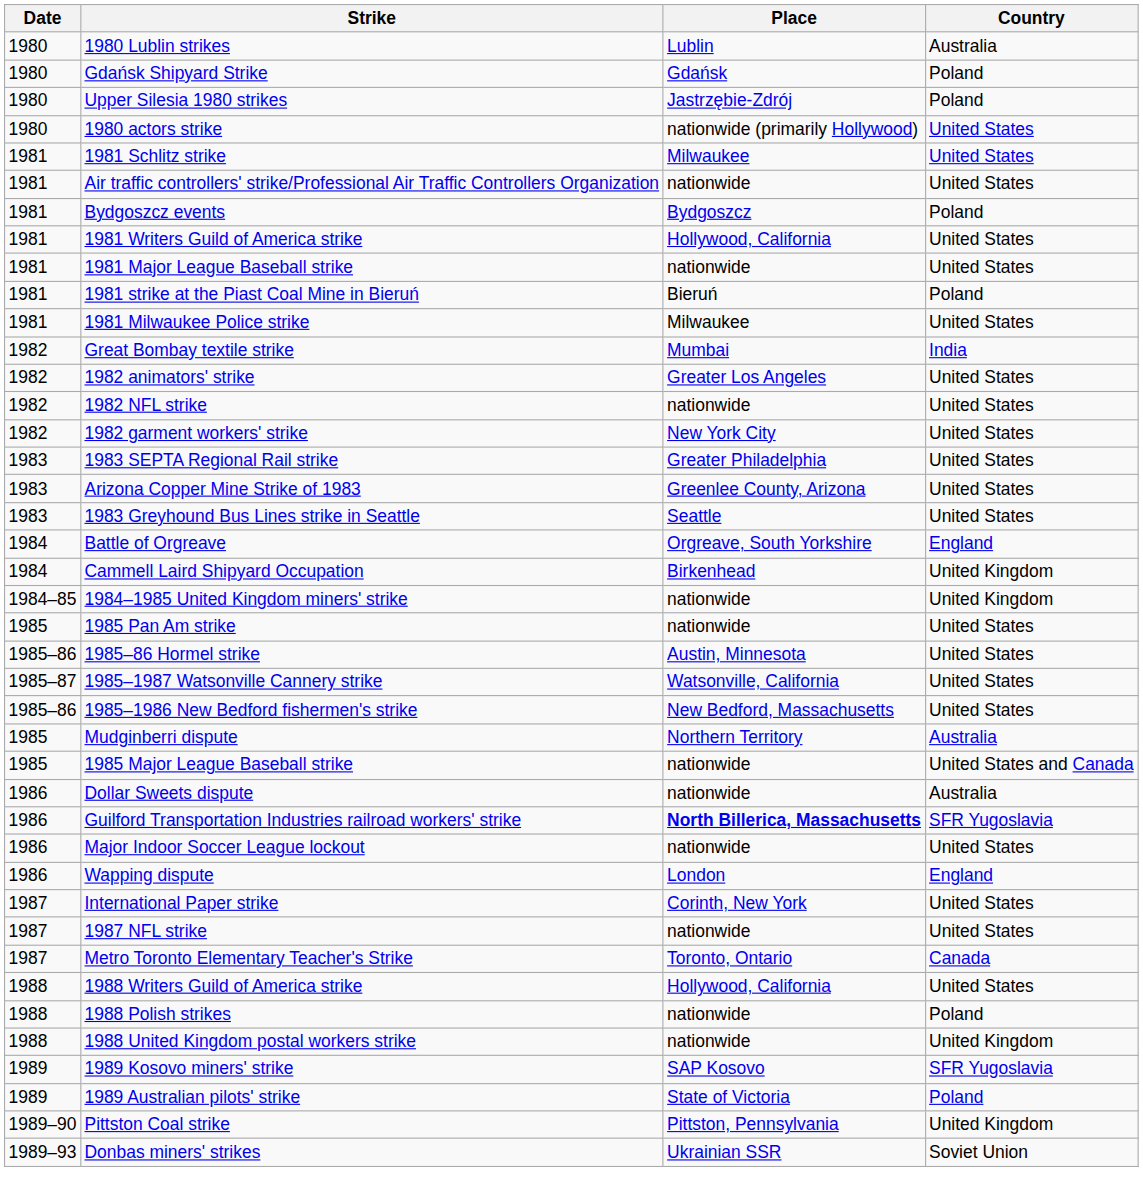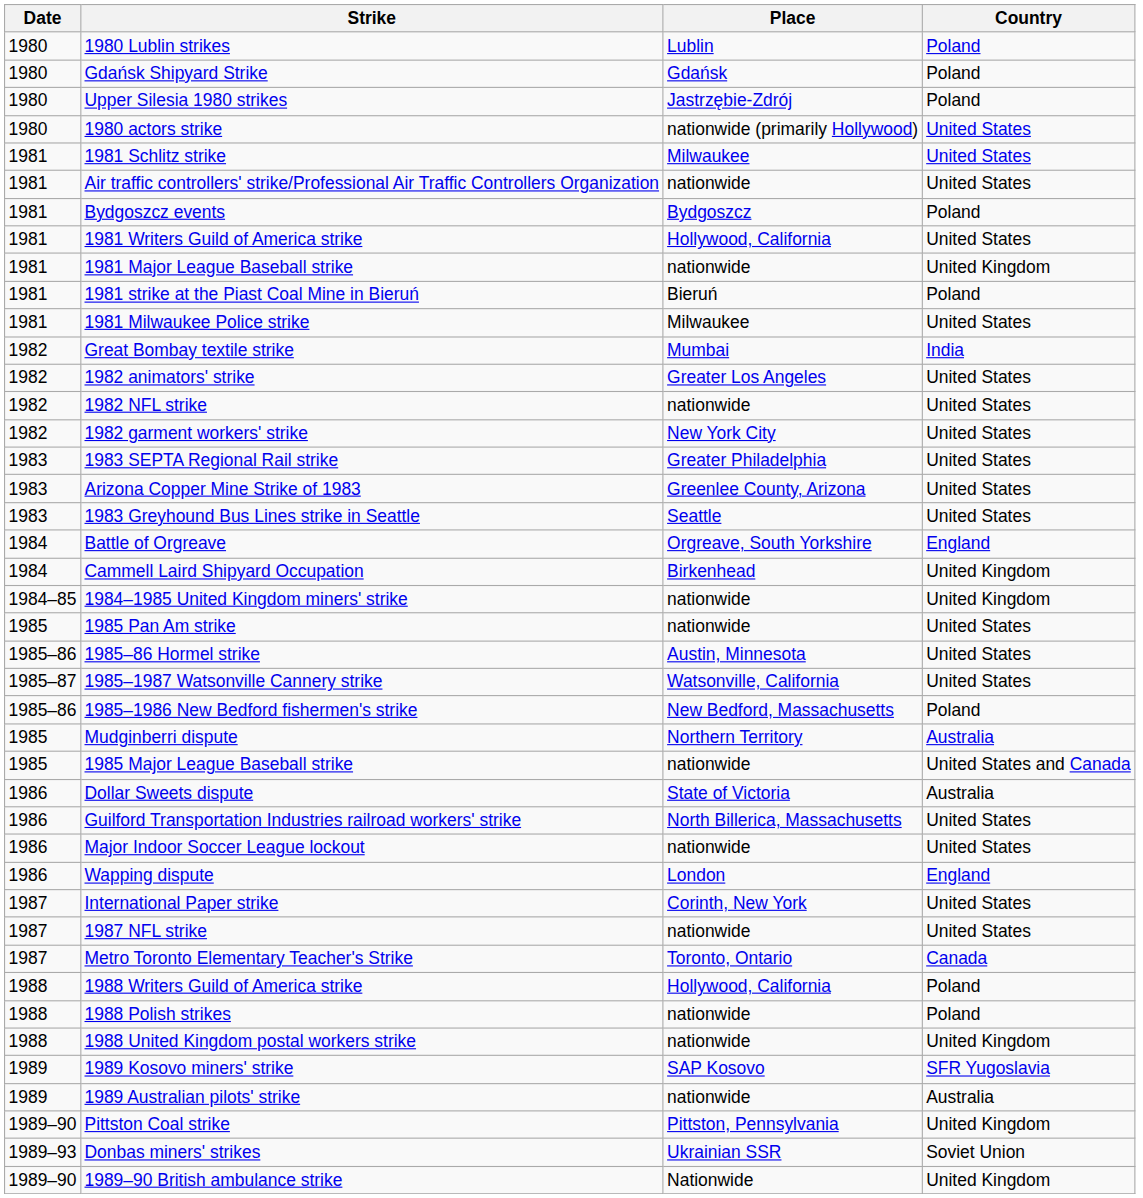(963, 45) Australia -> (953, 45) Poland
(981, 267) United States -> (988, 267) United Kingdom
(981, 709) United States -> (953, 709) Poland
(709, 792) nationwide -> (728, 792) State of Victoria
(794, 820) bold -> (784, 820) normal
(991, 820) SFR Yugoslavia -> (979, 820) United States
(981, 986) United States -> (953, 986) Poland
(728, 1097) State of Victoria -> (709, 1097) nationwide
(956, 1097) Poland -> (960, 1097) Australia
+ row: (213, 1179)
